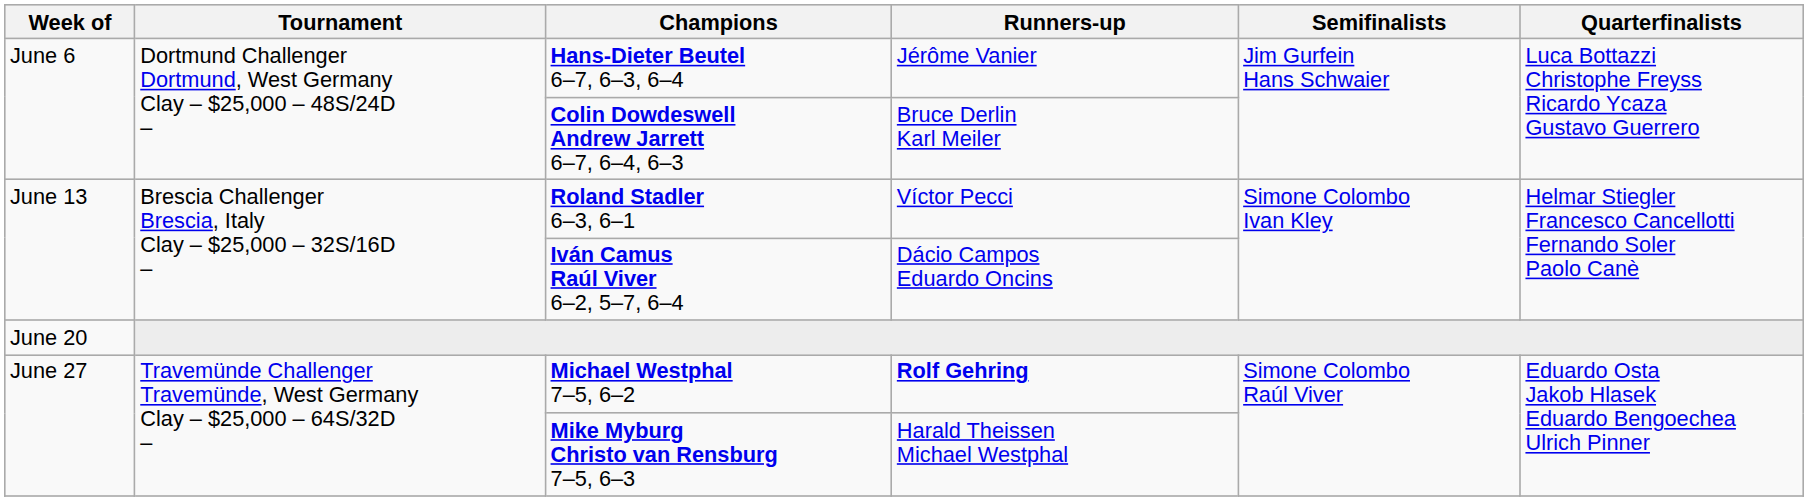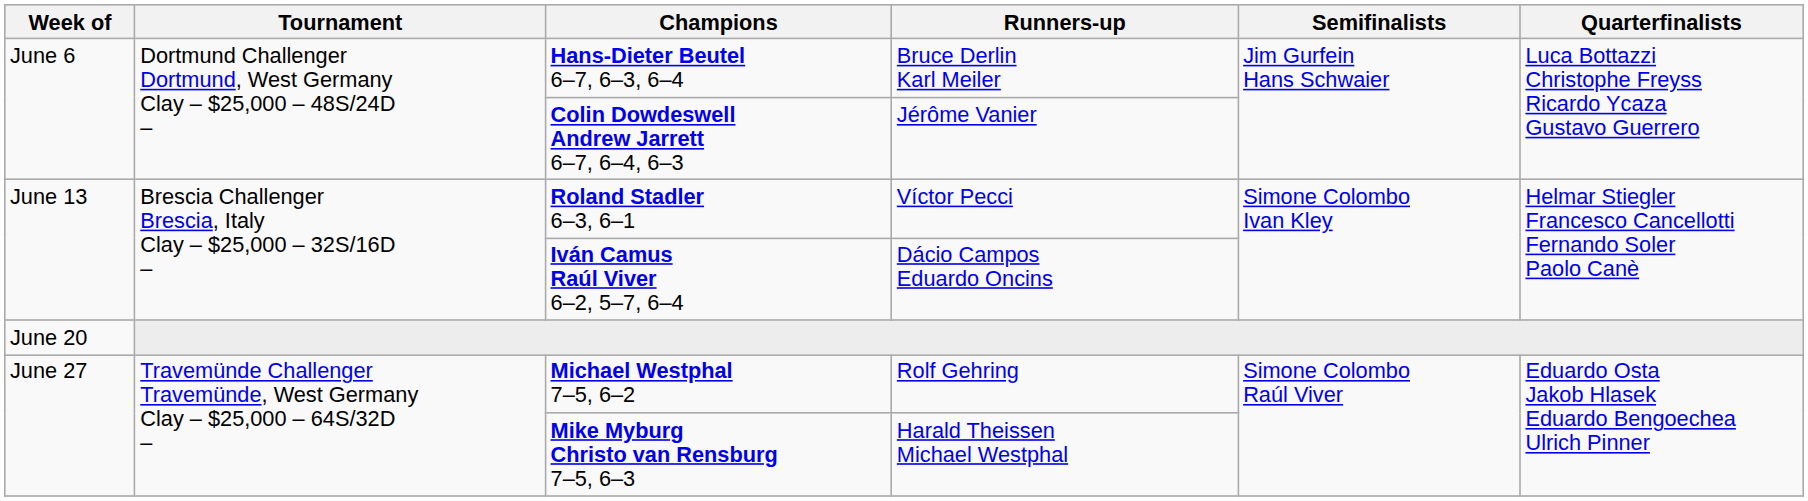(967, 56) Jérôme Vanier -> (957, 68) Bruce Derlin Karl Meiler
(957, 126) Bruce Derlin Karl Meiler -> (967, 114) Jérôme Vanier
(963, 371) bold -> (958, 371) normal
